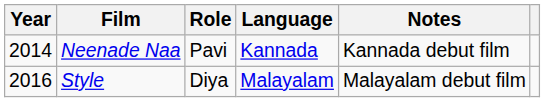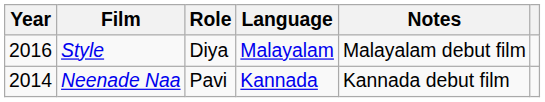rows swapped: (121, 50) <-> (83, 81)
